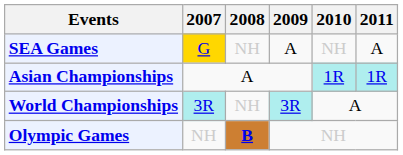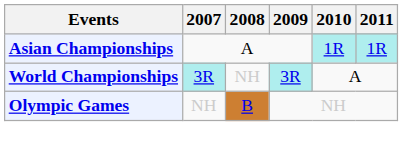- row: (53, 48)
(247, 135) bold -> (247, 106) normal
